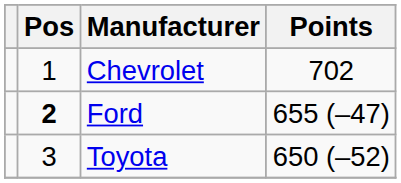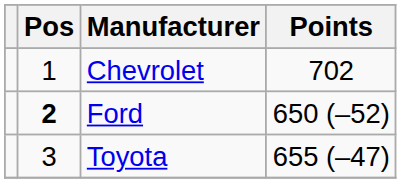(331, 113) 655 (–47) -> (331, 113) 650 (–52)
(331, 157) 650 (–52) -> (331, 157) 655 (–47)
